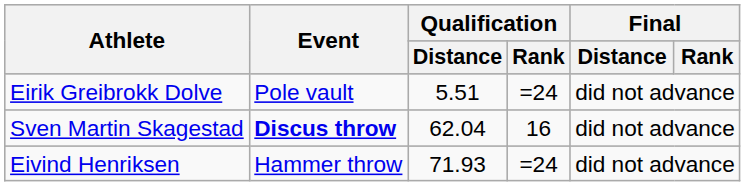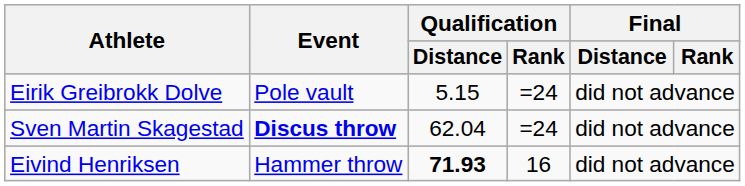(457, 92) 5.51 -> (457, 92) 5.15
(539, 128) 16 -> (539, 128) =24
(457, 164) normal -> (457, 164) bold
(539, 164) =24 -> (539, 164) 16
